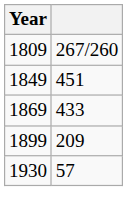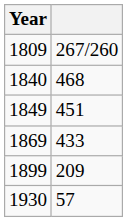+ row: (28, 79)
